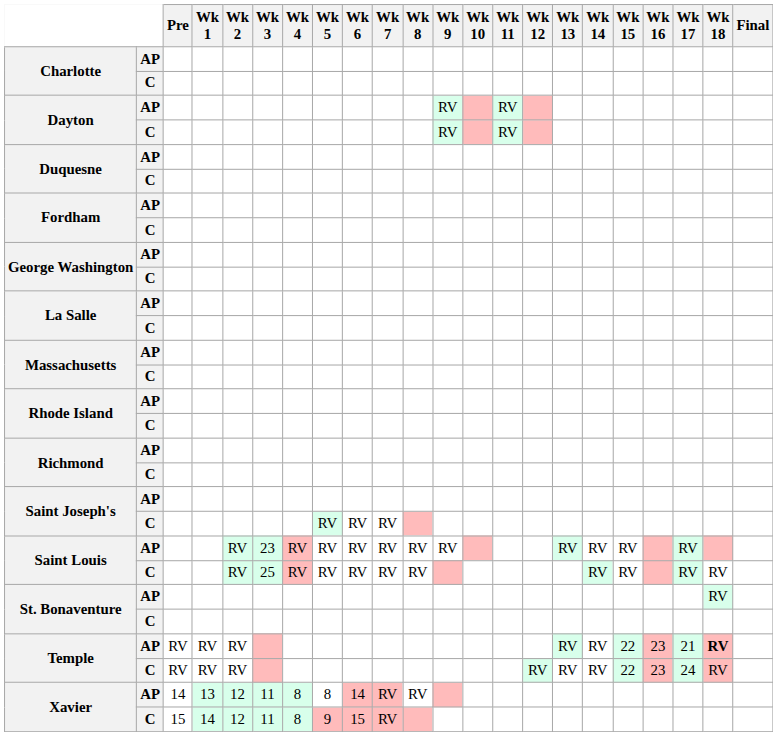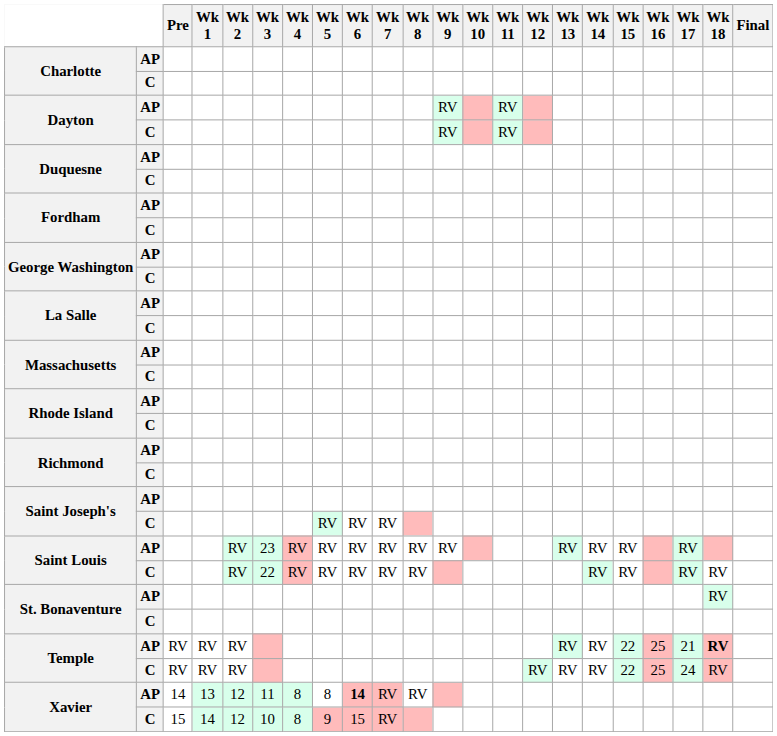(267, 572) 25 -> (267, 572) 22
(658, 646) 23 -> (658, 646) 25
(658, 670) 23 -> (658, 670) 25
(358, 695) normal -> (358, 695) bold
(267, 719) 11 -> (267, 719) 10
